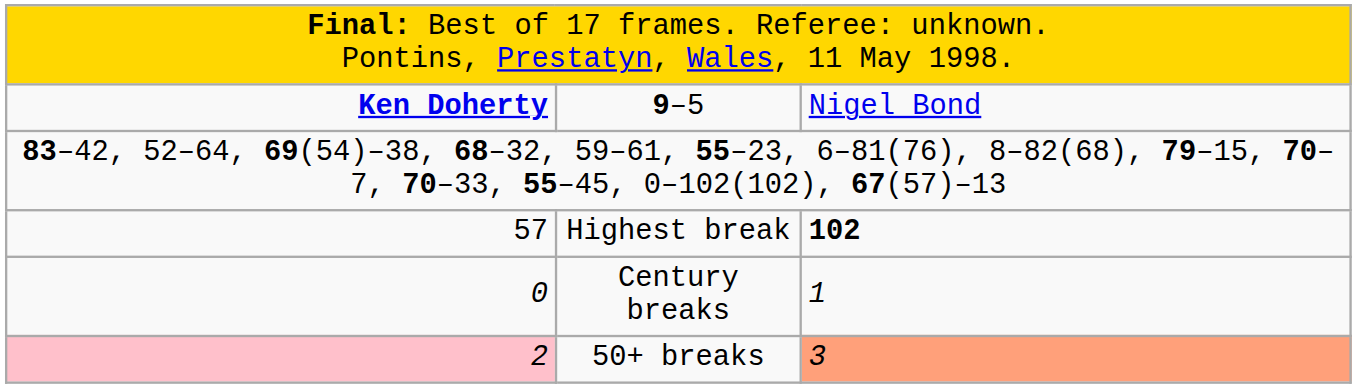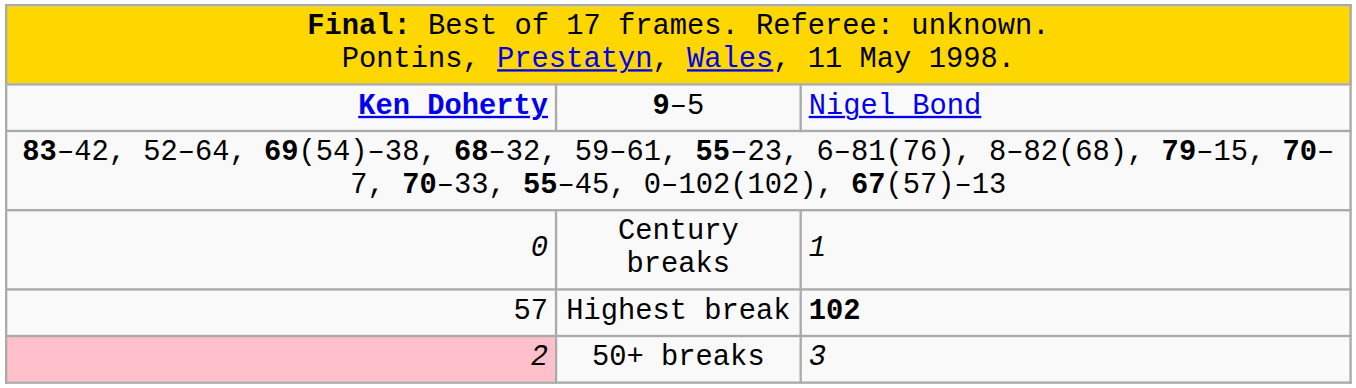rows swapped: (678, 233) <-> (678, 296)
(817, 359) lightsalmon background -> (817, 359) no background
